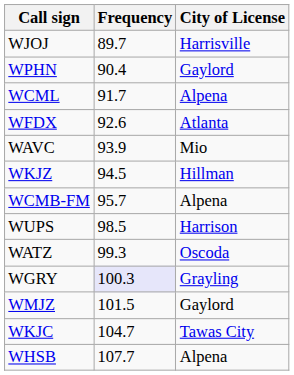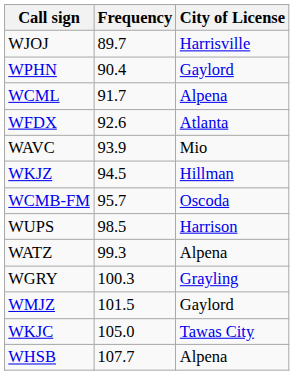(204, 200) Alpena -> (204, 200) Oscoda
(204, 252) Oscoda -> (204, 252) Alpena
(116, 278) lavender background -> (116, 278) no background
(116, 331) 104.7 -> (116, 331) 105.0
